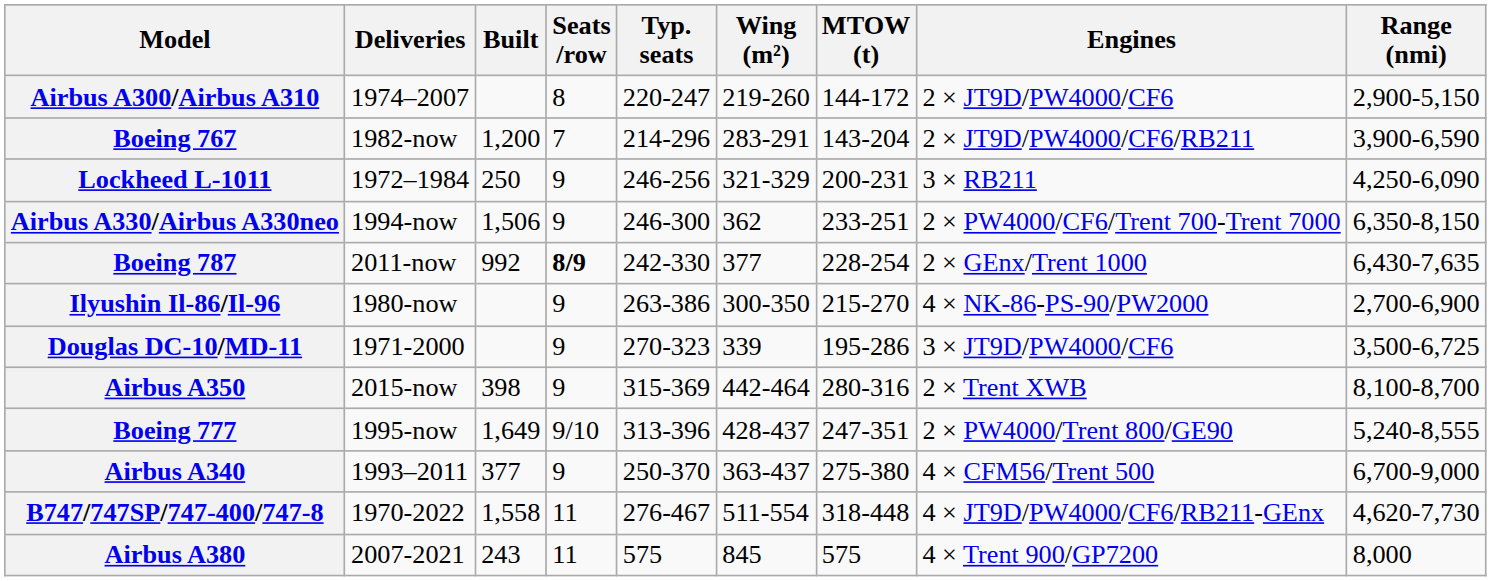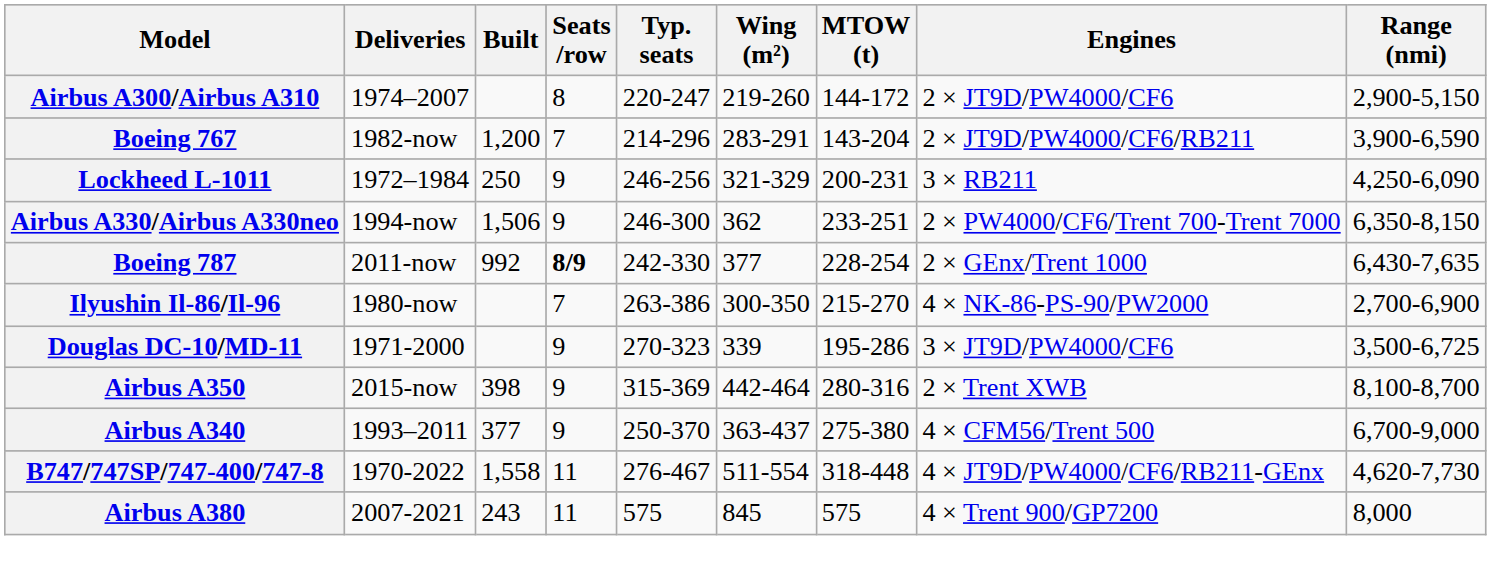(559, 304) 9 -> (559, 304) 7
- row: (175, 429)
